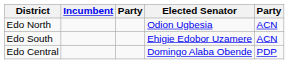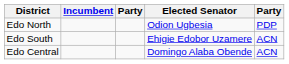(267, 25) ACN -> (267, 25) PDP
(267, 52) PDP -> (267, 52) ACN
